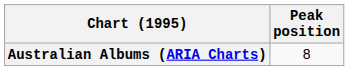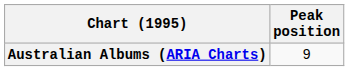(307, 55) 8 -> (307, 55) 9
